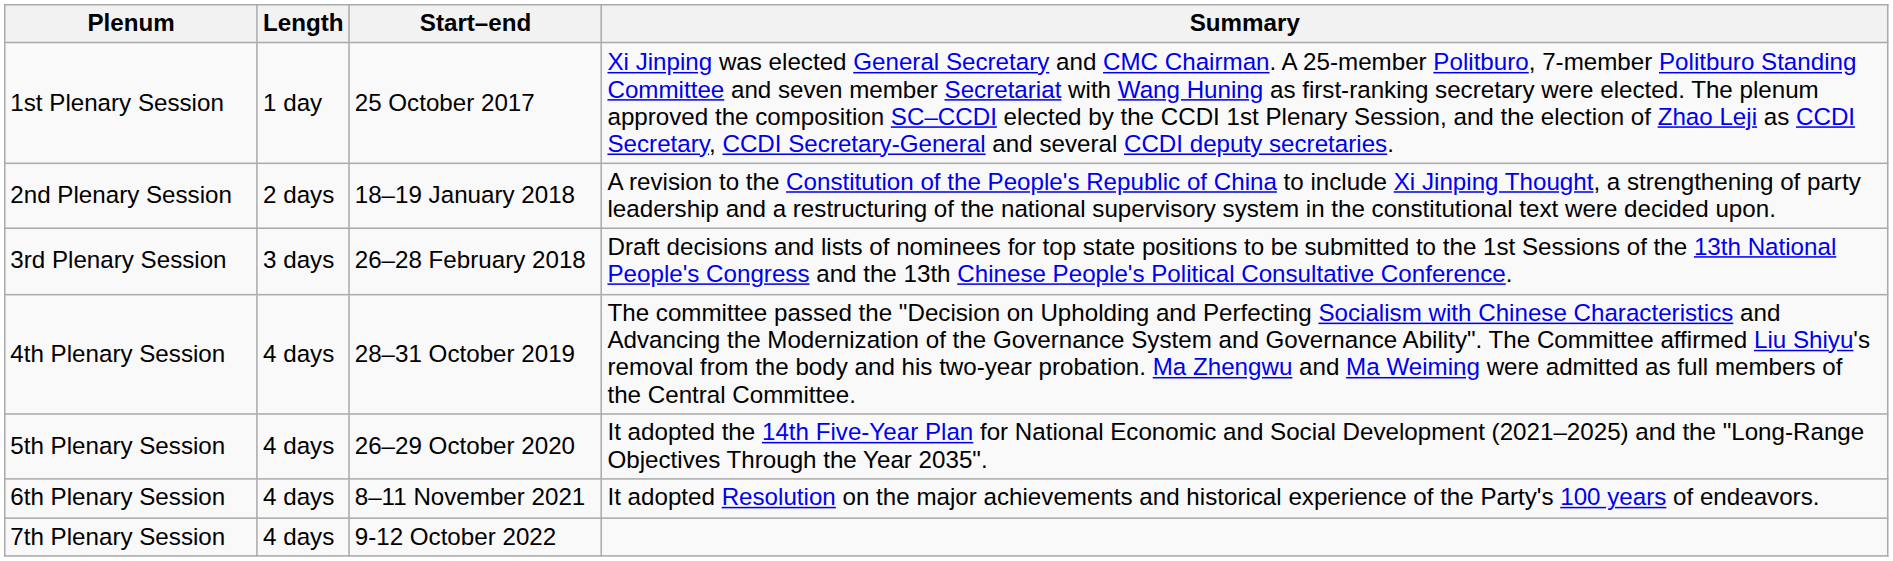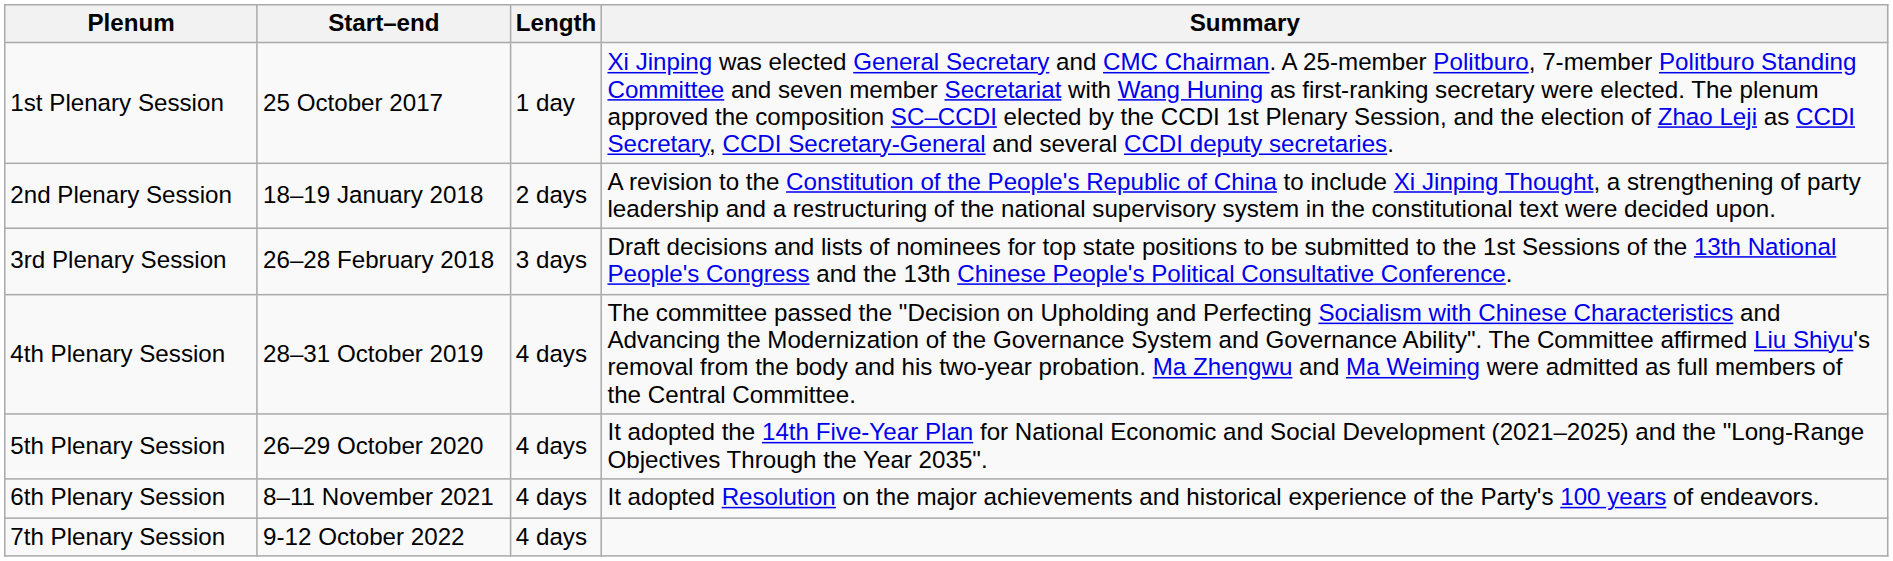columns swapped: (476, 23) <-> (303, 23)
